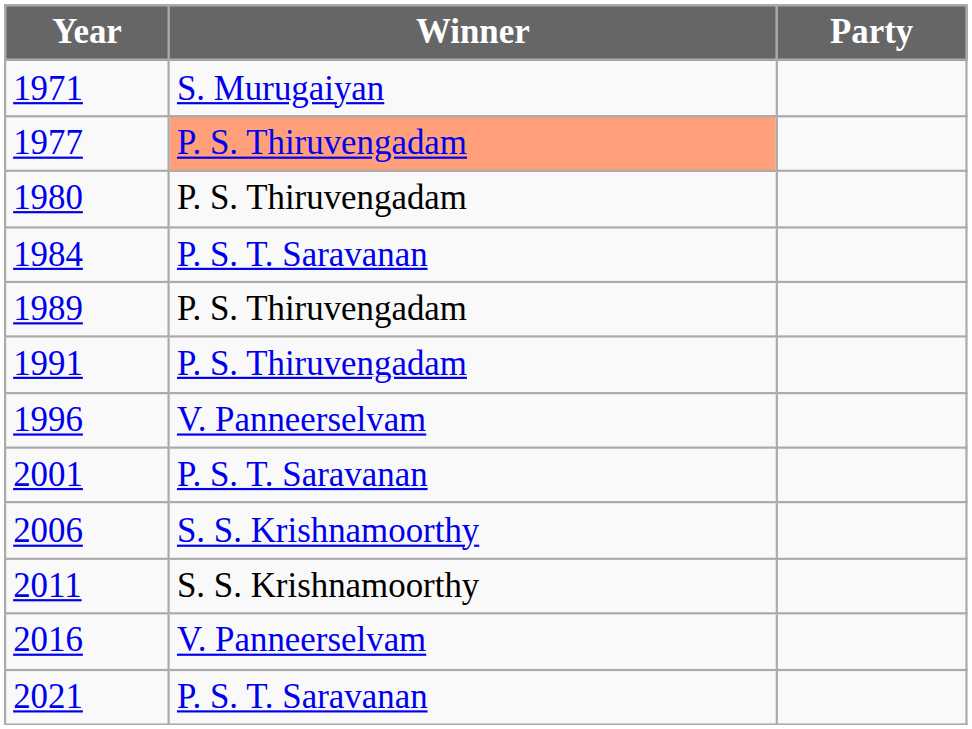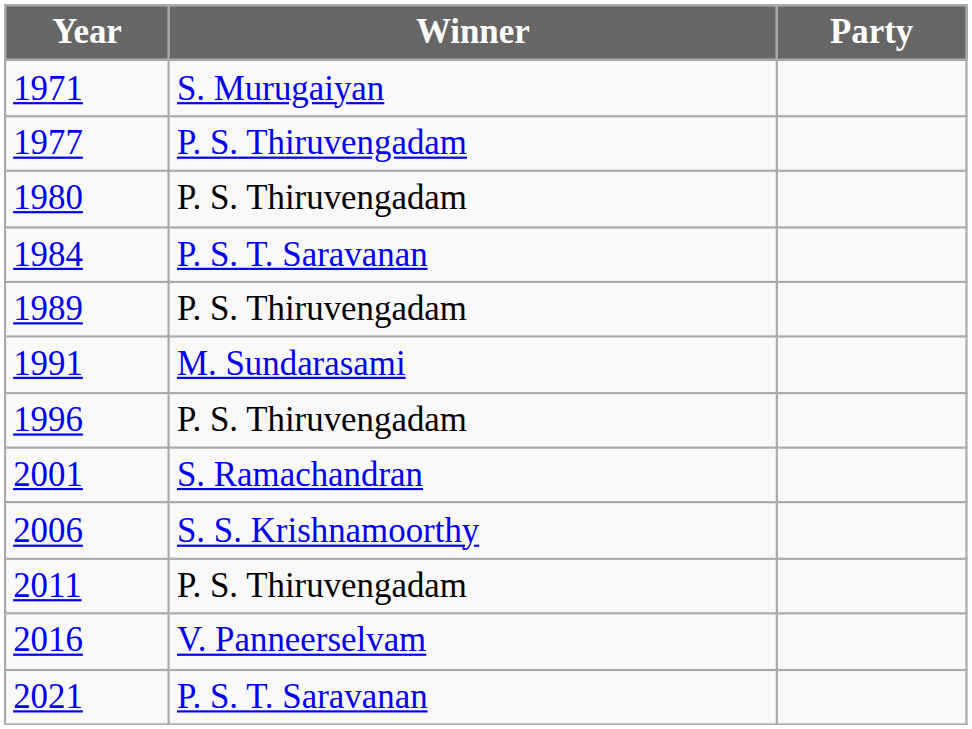(322, 142) lightsalmon background -> (322, 142) no background
(322, 364) P. S. Thiruvengadam -> (291, 364) M. Sundarasami
(302, 419) V. Panneerselvam -> (322, 419) P. S. Thiruvengadam
(302, 474) P. S. T. Saravanan -> (300, 474) S. Ramachandran
(328, 585) S. S. Krishnamoorthy -> (322, 585) P. S. Thiruvengadam
